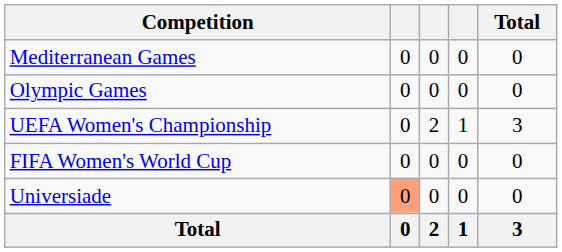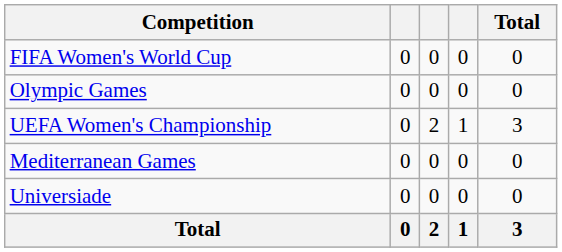rows swapped: (120, 160) <-> (103, 56)
(405, 195) lightsalmon background -> (405, 195) no background
